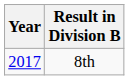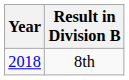(25, 61) 2017 -> (25, 61) 2018
